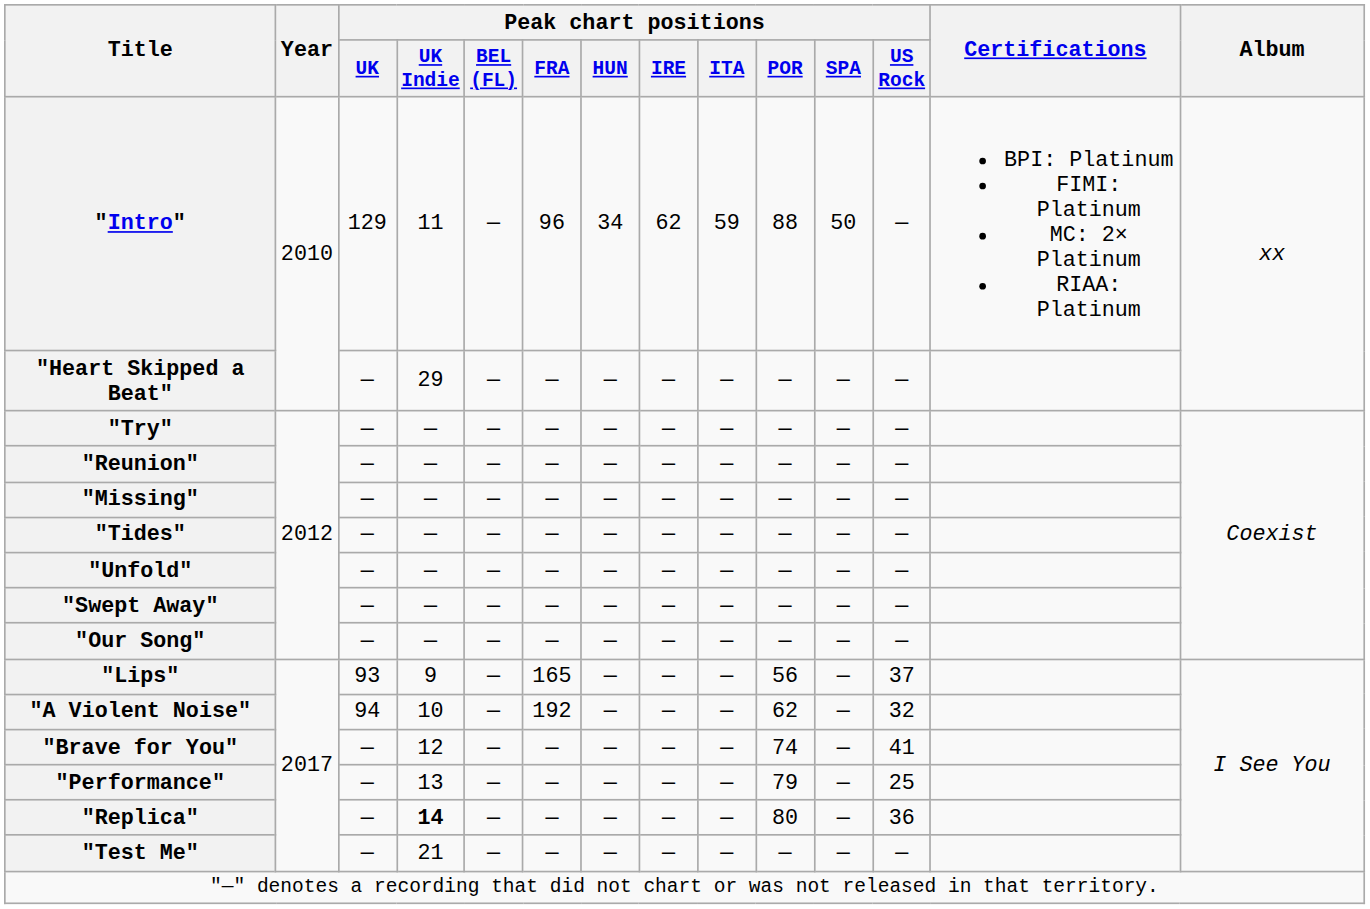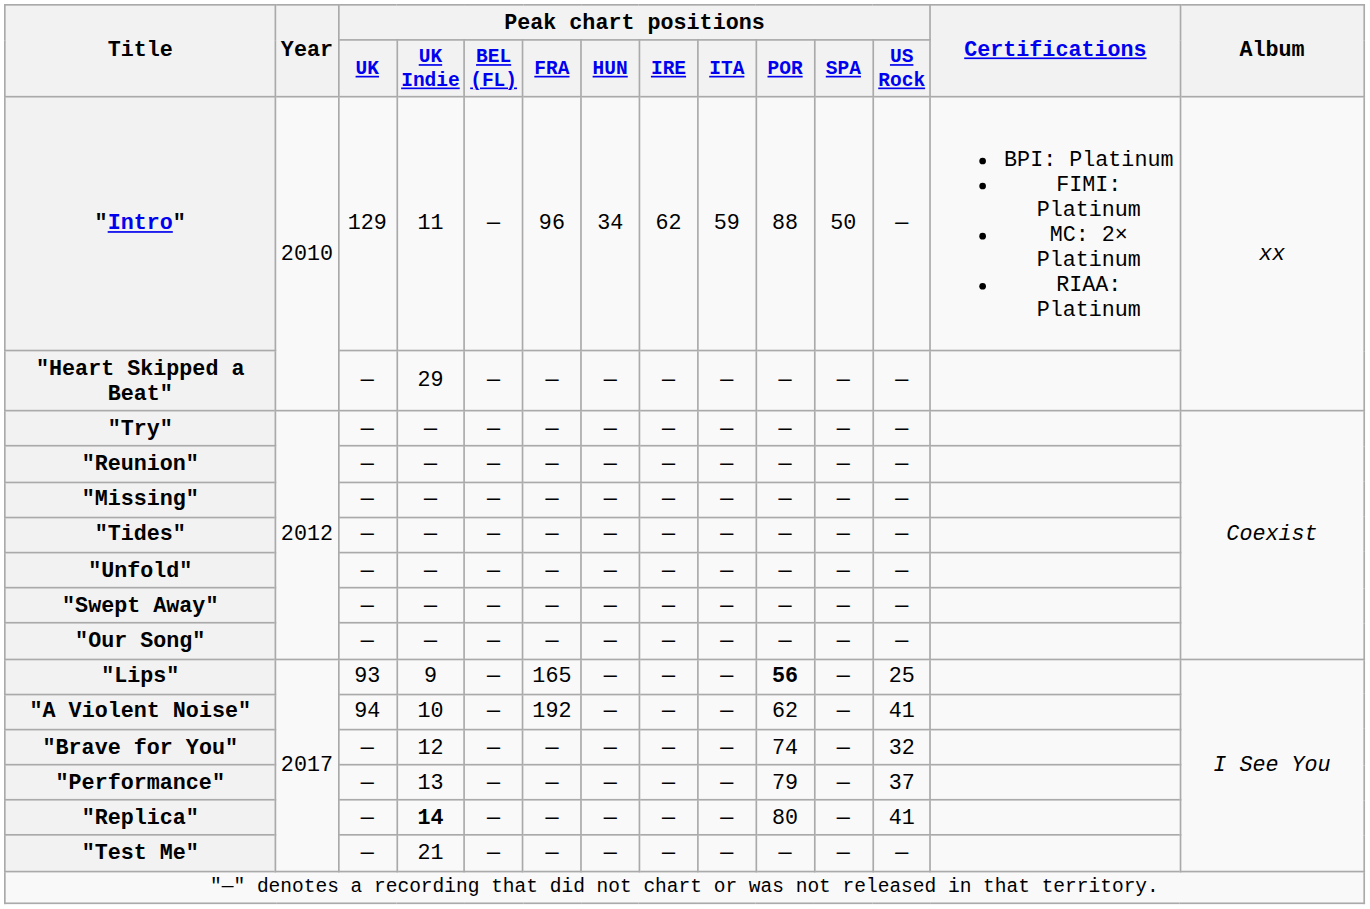(785, 676) normal -> (785, 676) bold
(902, 676) 37 -> (902, 676) 25
(902, 712) 32 -> (902, 712) 41
(902, 747) 41 -> (902, 747) 32
(902, 783) 25 -> (902, 783) 37
(902, 818) 36 -> (902, 818) 41
